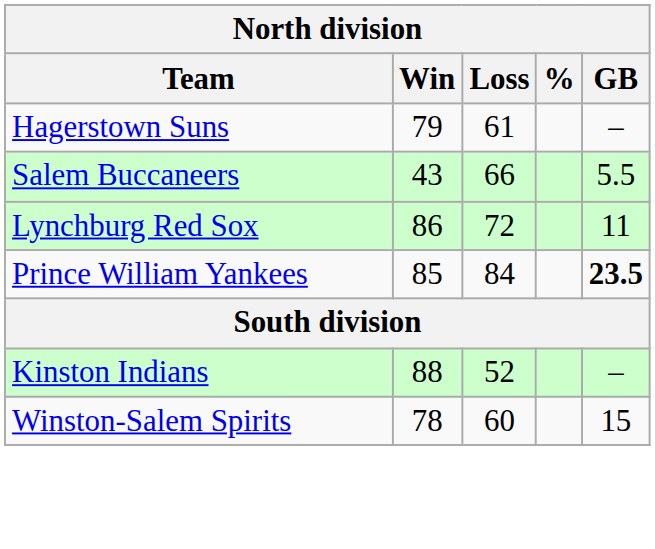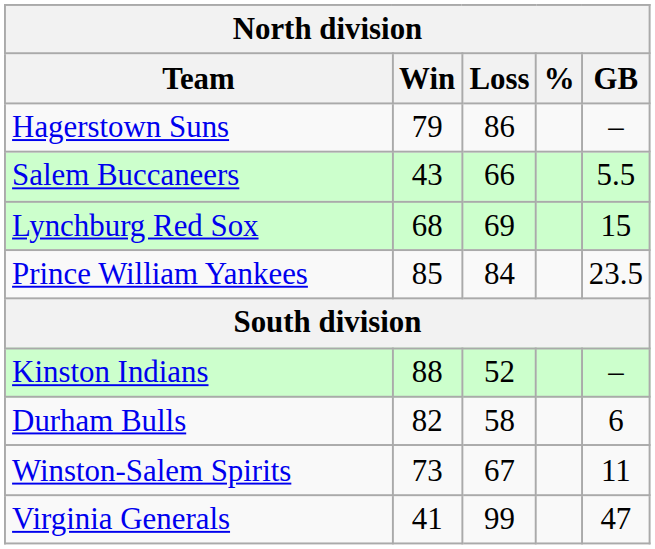(499, 126) 61 -> (499, 126) 86
(427, 224) 86 -> (427, 224) 68
(499, 224) 72 -> (499, 224) 69
(616, 224) 11 -> (616, 224) 15
(616, 273) bold -> (616, 273) normal
+ row: (99, 420)
(427, 420) 78 -> (427, 469) 73
(499, 420) 60 -> (499, 469) 67
(616, 420) 15 -> (616, 469) 11
+ row: (121, 518)
